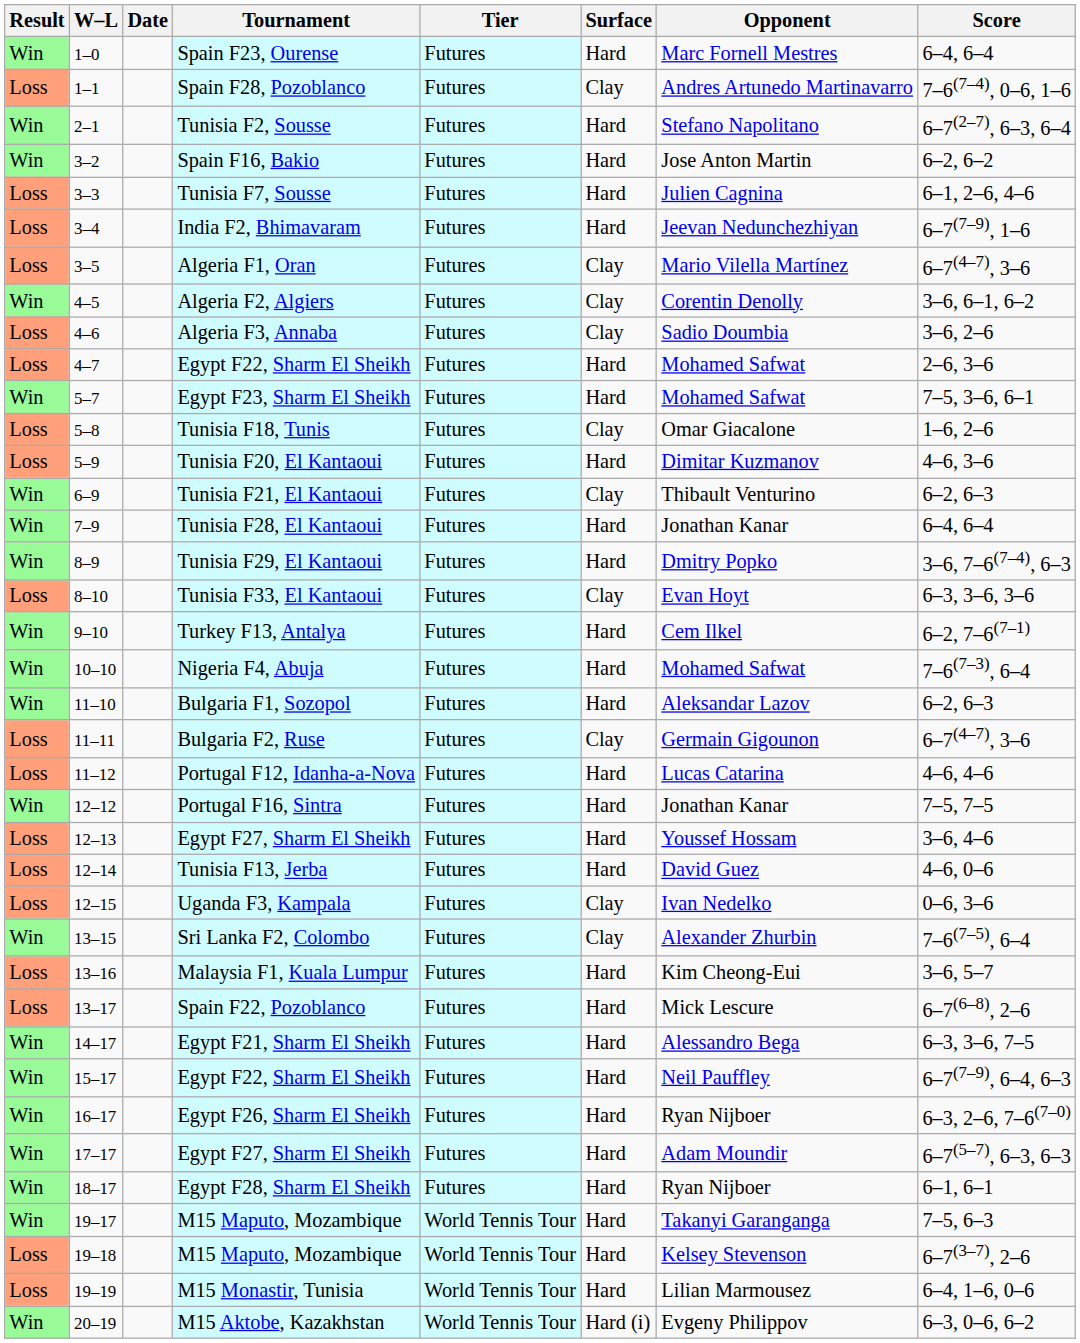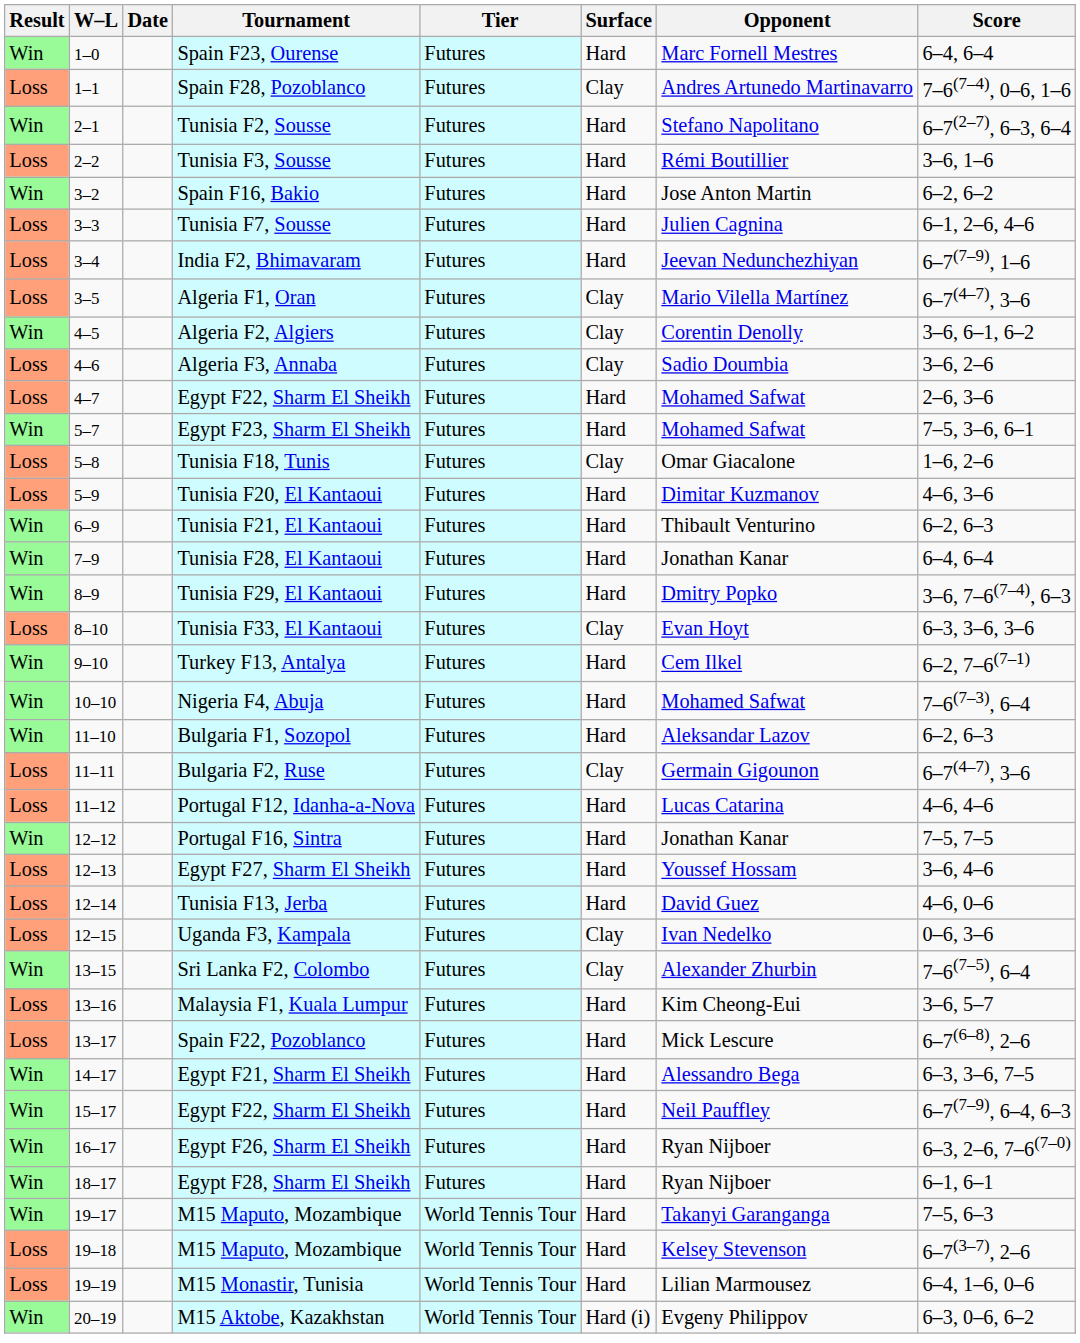+ row: (87, 161)
(605, 493) Clay -> (606, 525) Hard
- row: (95, 1154)
